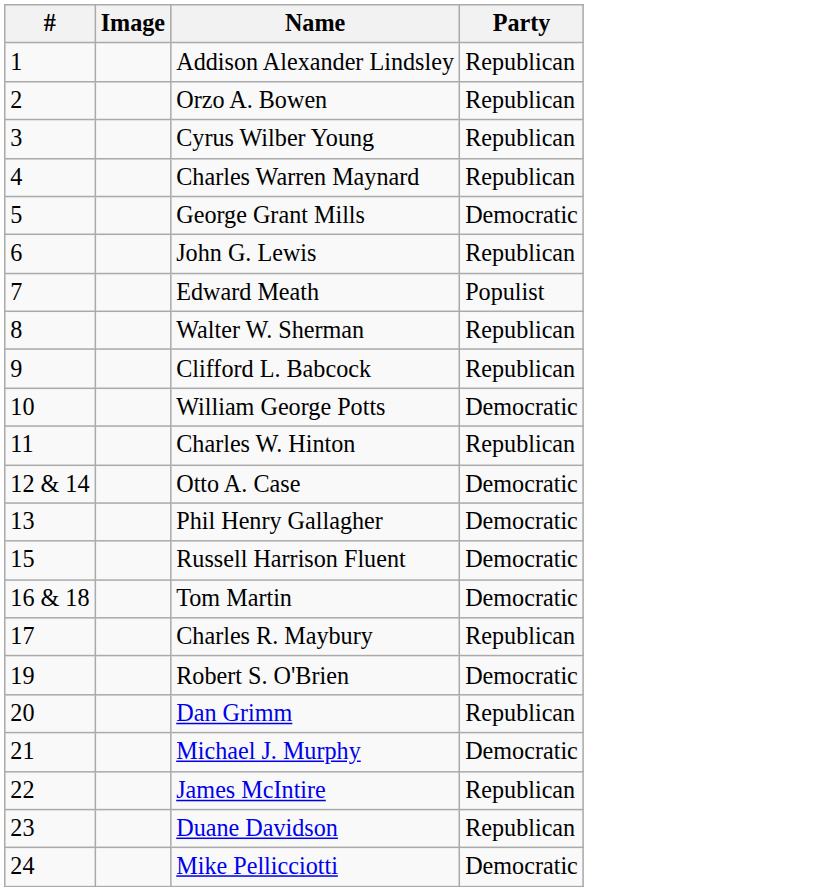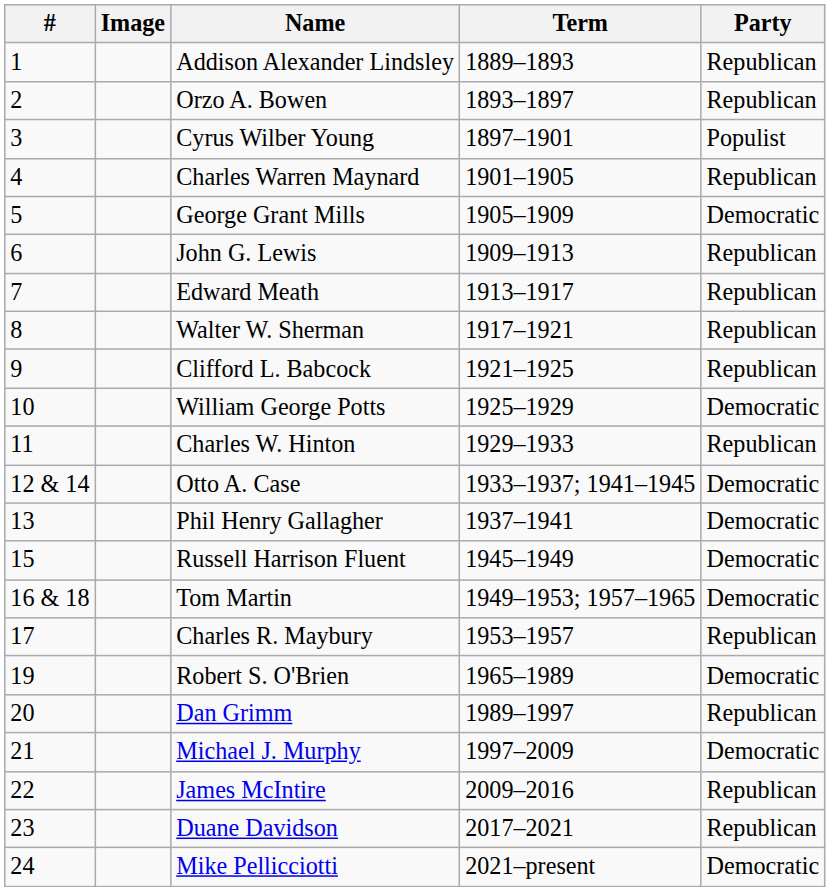+ column: (580, 23)
(520, 138) Republican -> (746, 138) Populist
(505, 291) Populist -> (762, 291) Republican
